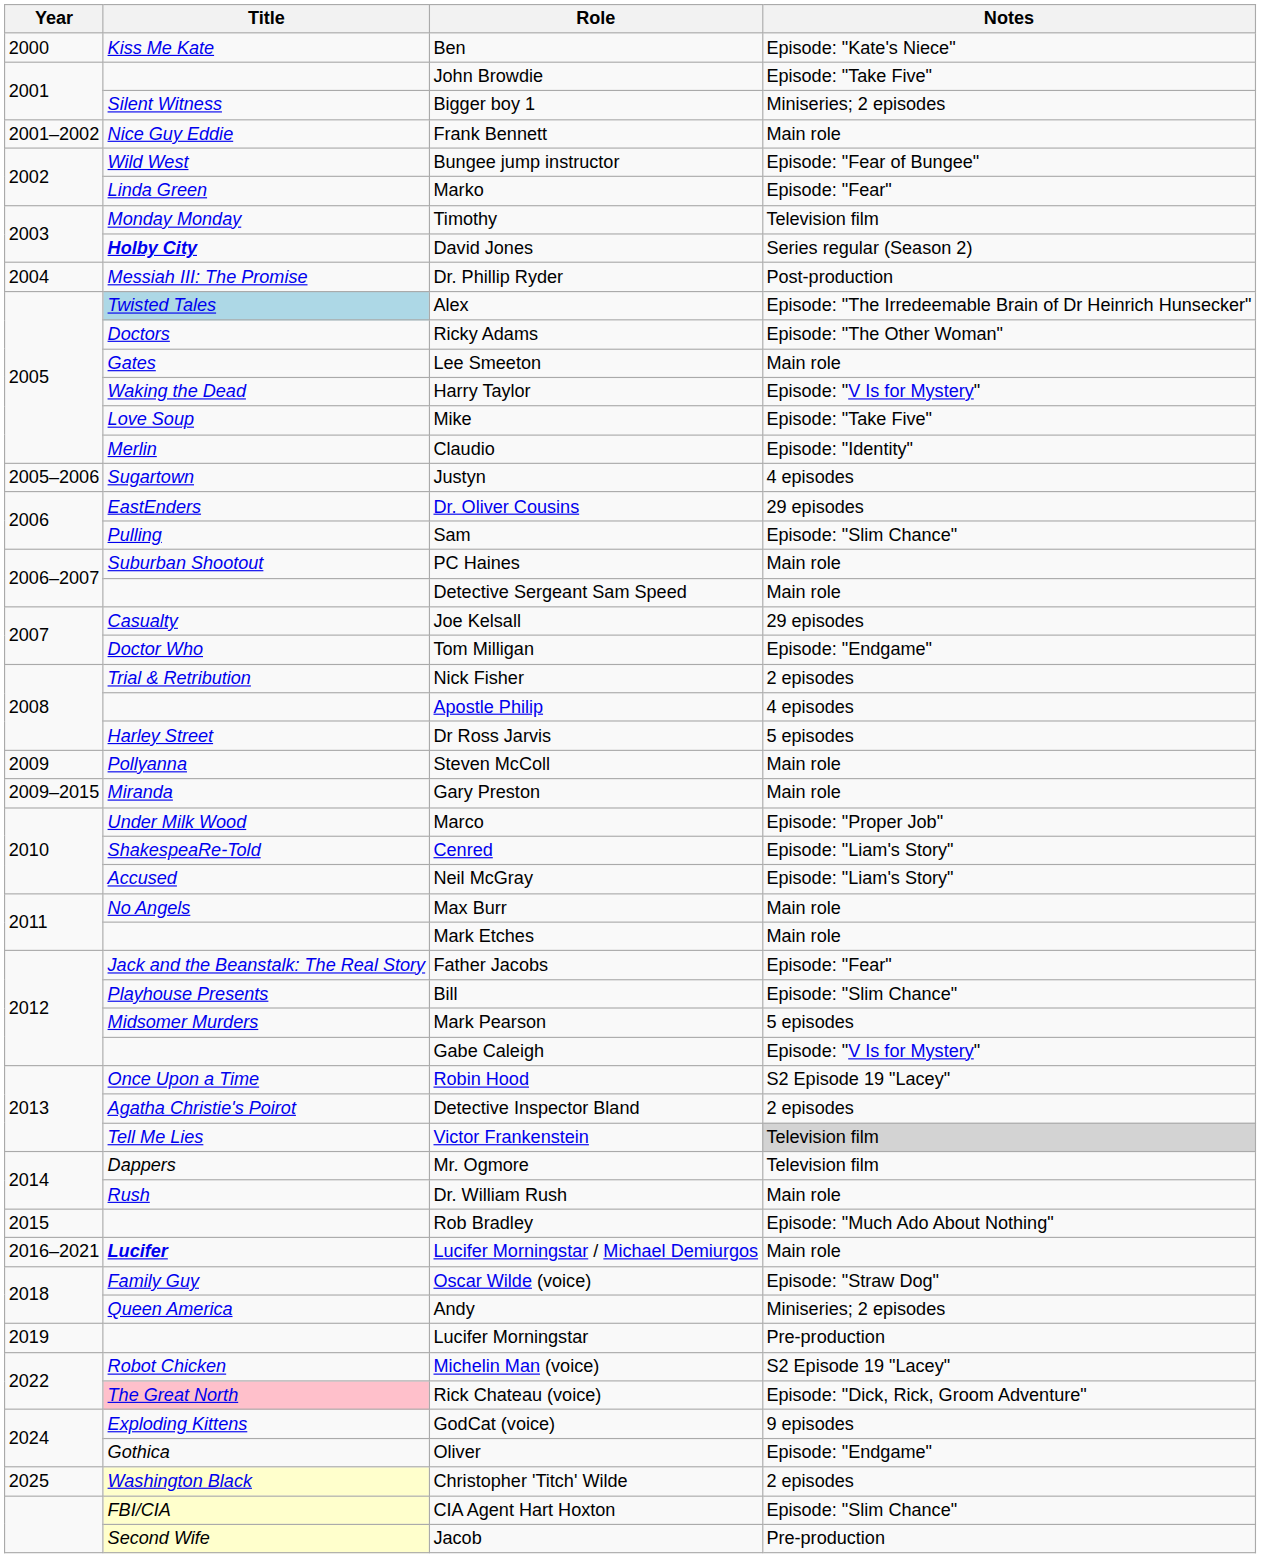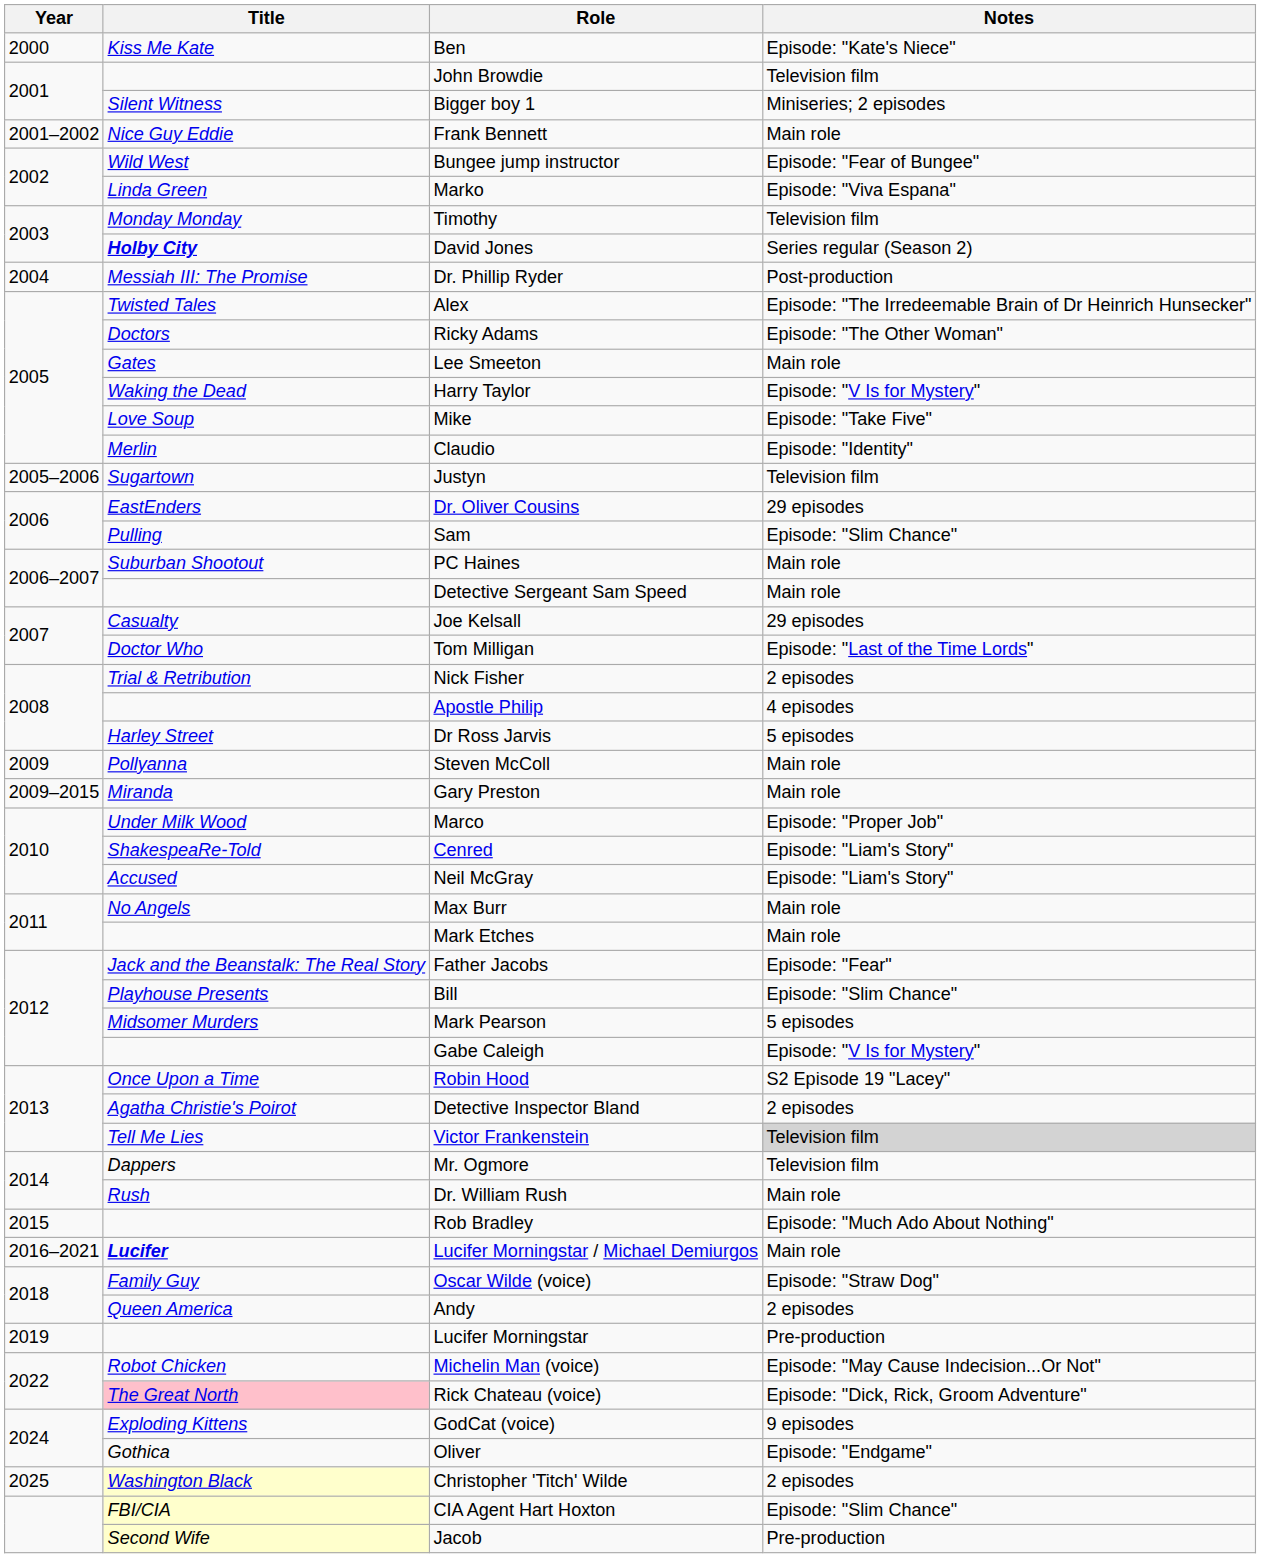(849, 76) Episode: "Take Five" -> (823, 76) Television film
(829, 190) Episode: "Fear" -> (861, 190) Episode: "Viva Espana"
(162, 305) lightblue background -> (162, 305) no background
(810, 477) 4 episodes -> (823, 477) Television film
(849, 649) Episode: "Endgame" -> (900, 649) Episode: "Last of the Time Lords"
(856, 1309) Miniseries; 2 episodes -> (810, 1309) 2 episodes
(858, 1366) S2 Episode 19 "Lacey" -> (934, 1366) Episode: "May Cause Indecision...Or Not"
